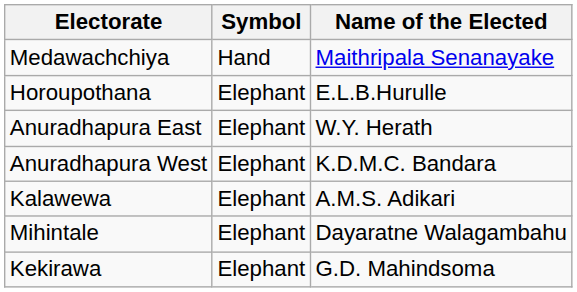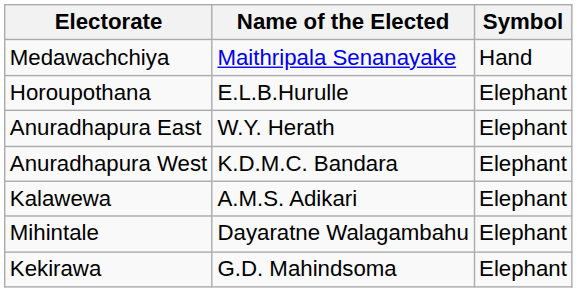columns swapped: (441, 22) <-> (261, 22)
